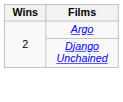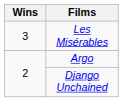+ row: (82, 36)
